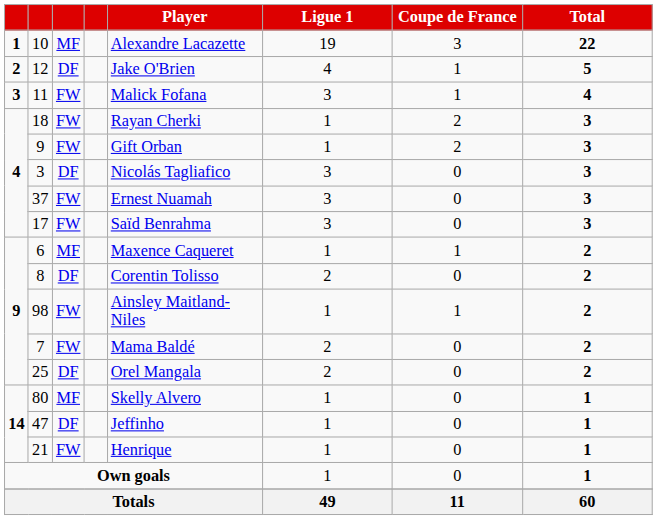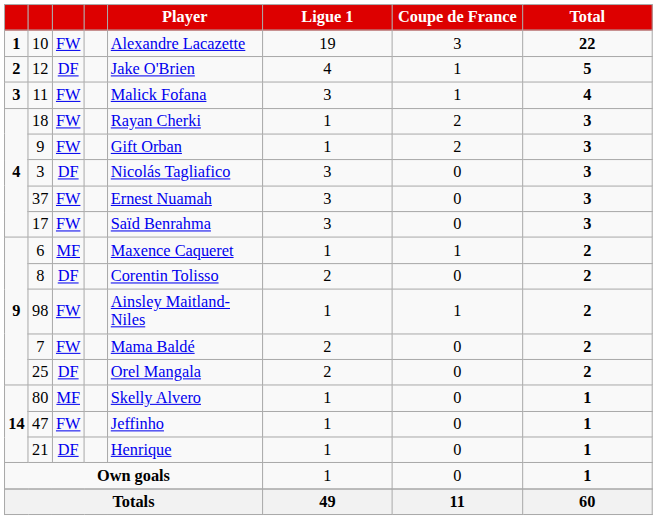(68, 43) MF -> (68, 43) FW
(68, 424) DF -> (68, 424) FW
(68, 449) FW -> (68, 449) DF
